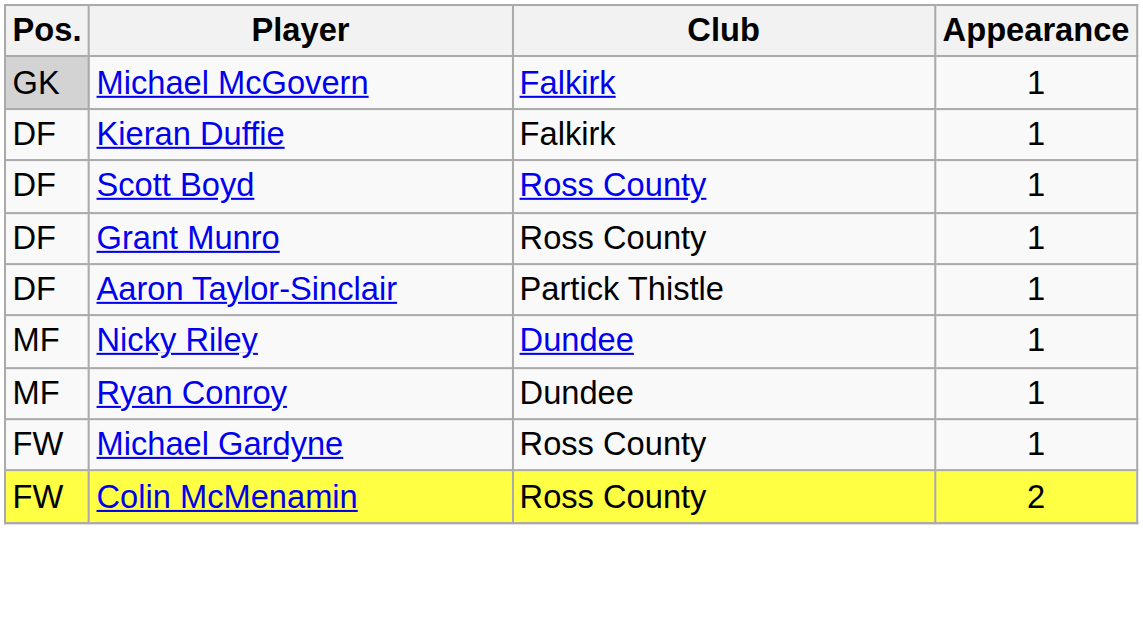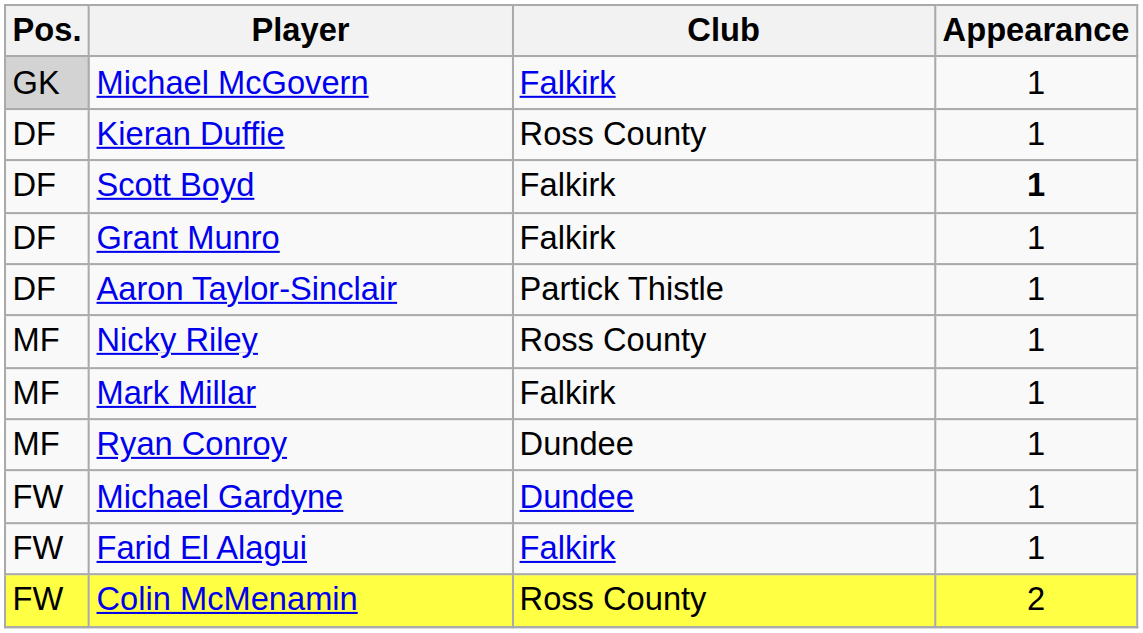(568, 133) Falkirk -> (613, 133) Ross County
(613, 185) Ross County -> (568, 185) Falkirk
(1036, 185) normal -> (1036, 185) bold
(613, 237) Ross County -> (568, 237) Falkirk
(577, 340) Dundee -> (613, 340) Ross County
+ row: (176, 392)
(613, 444) Ross County -> (577, 496) Dundee
+ row: (202, 548)
